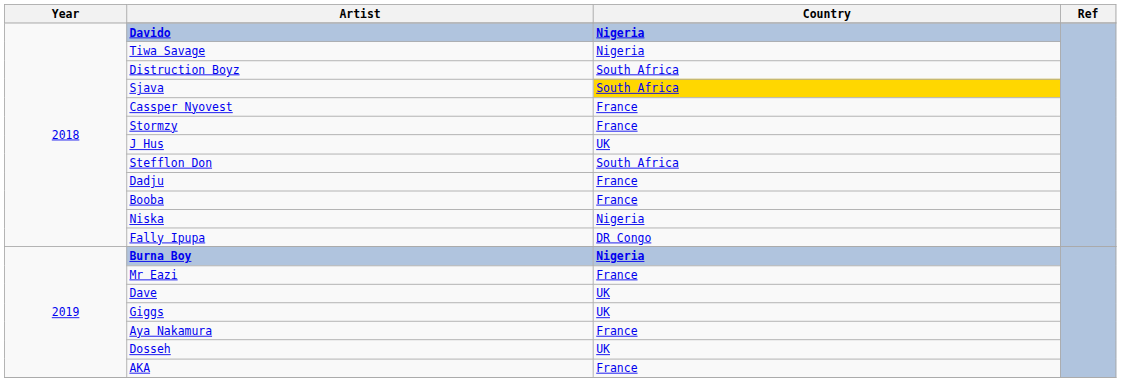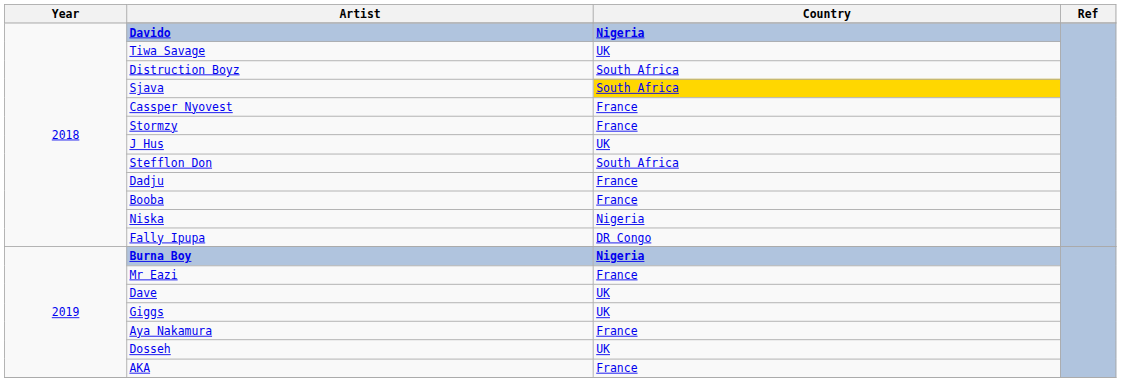(620, 51) Nigeria -> (603, 51) UK
